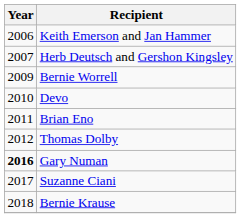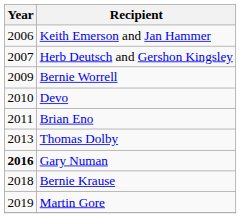(21, 139) 2012 -> (21, 139) 2013
- row: (78, 181)
+ row: (72, 202)
